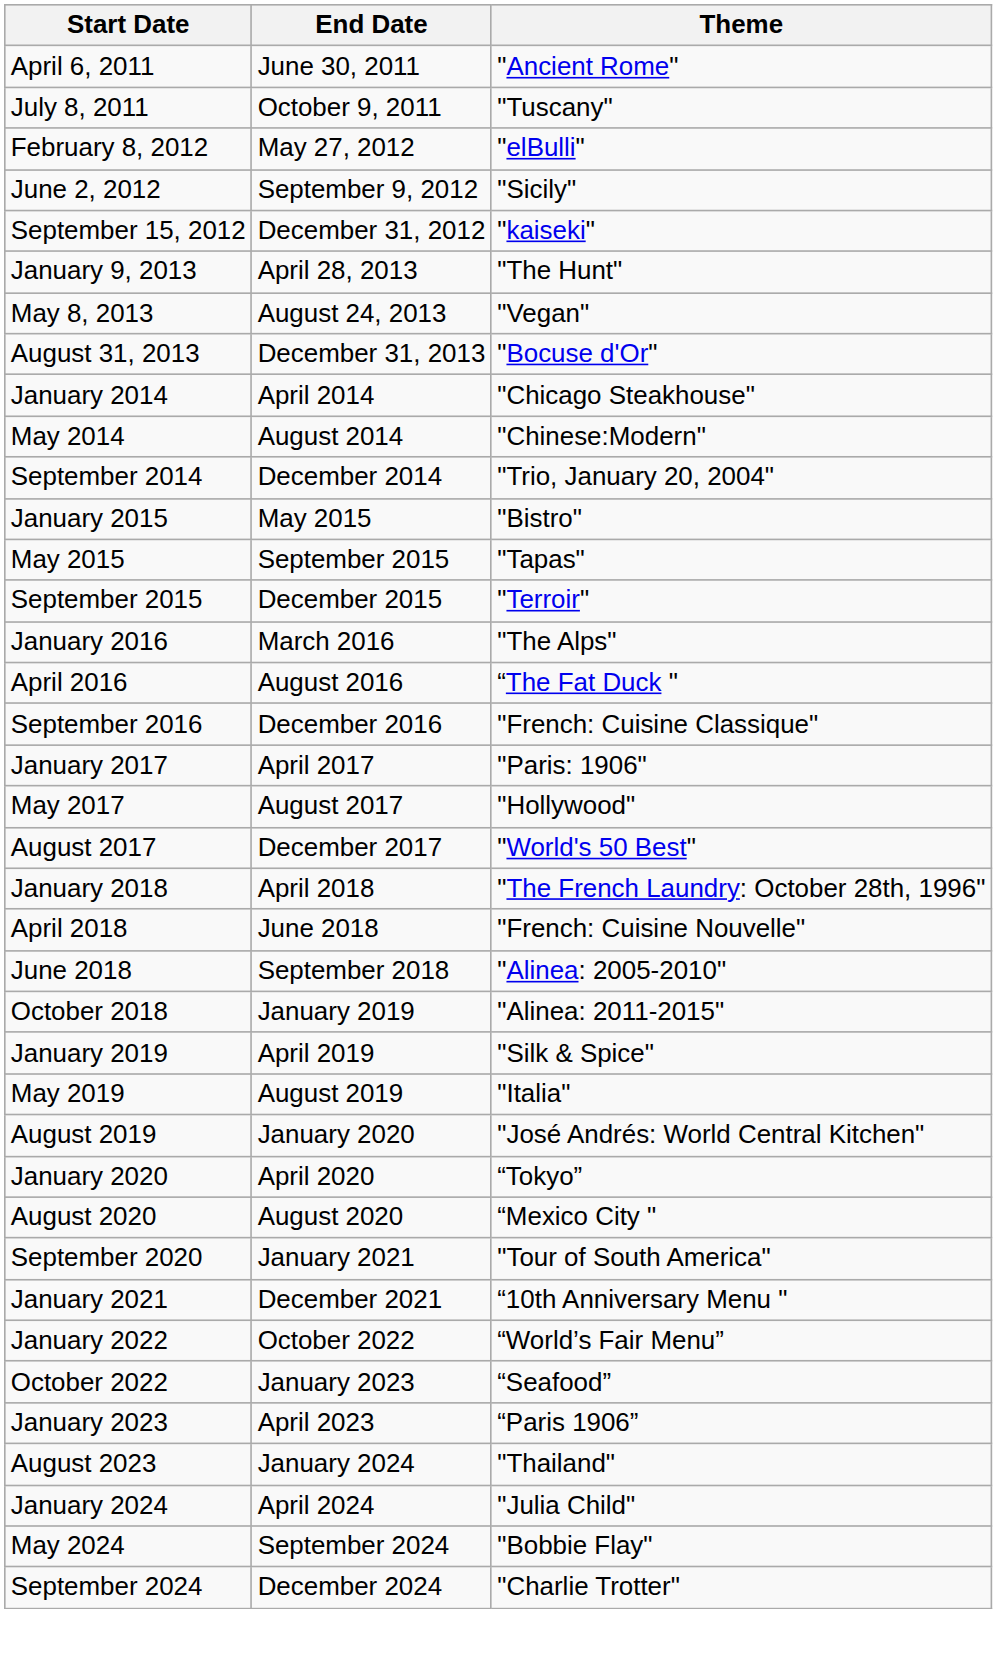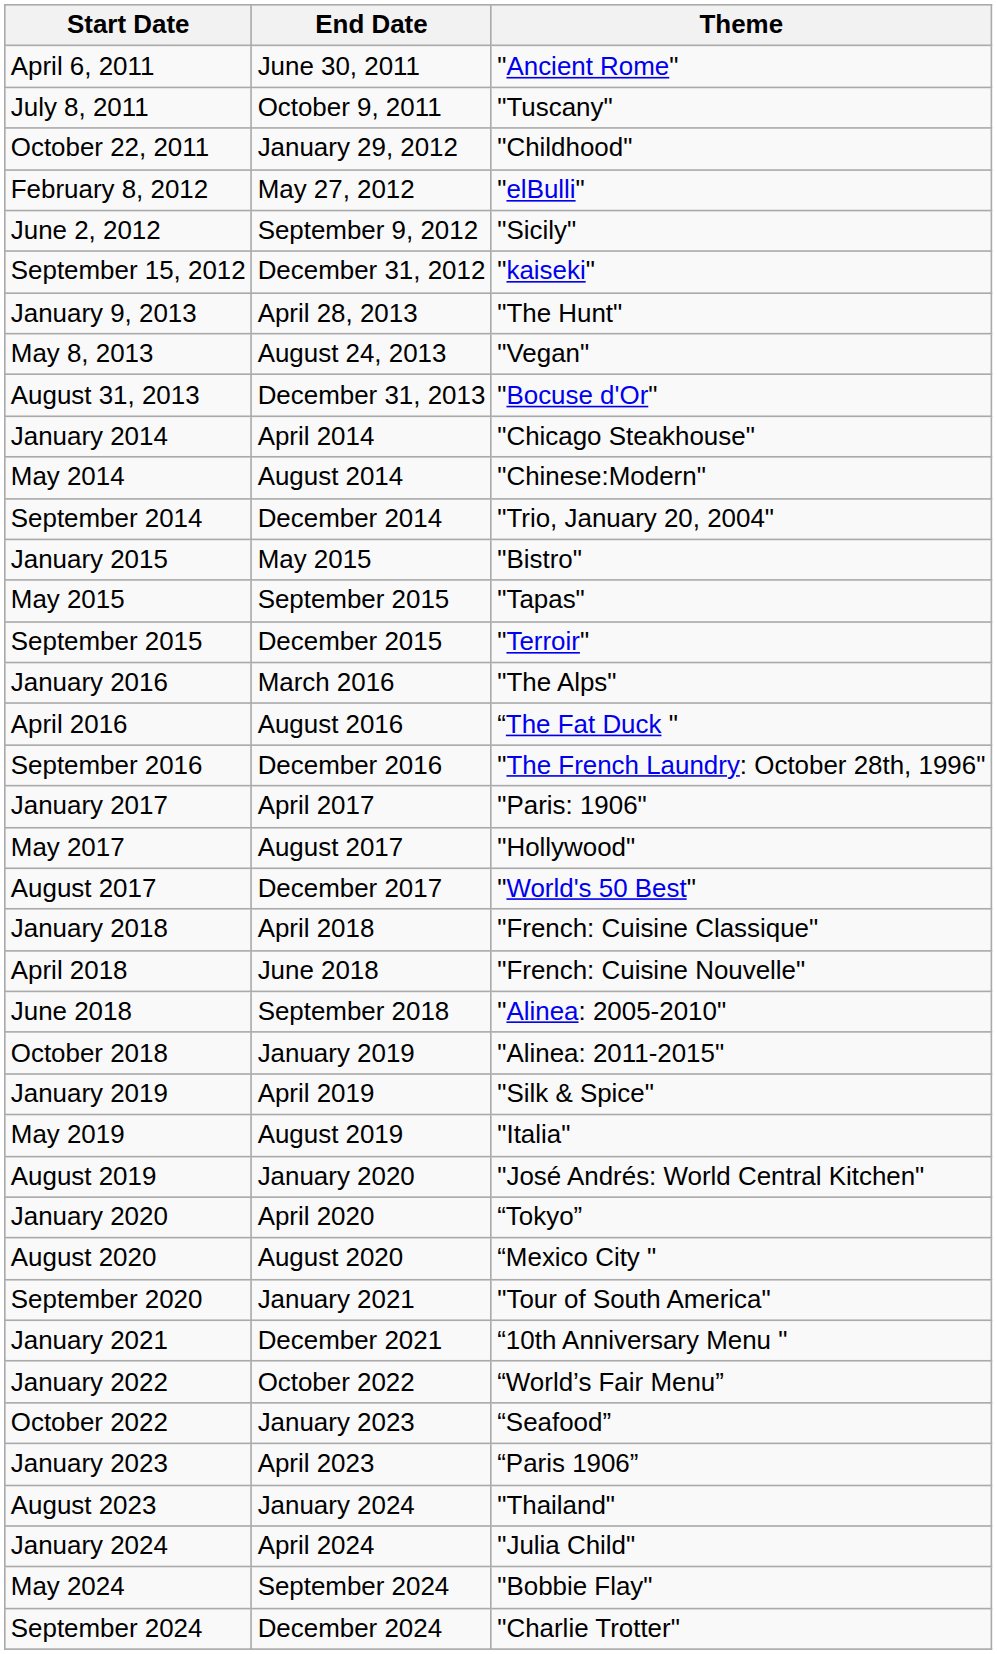+ row: (110, 148)
(658, 723) "French: Cuisine Classique" -> (741, 764) "The French Laundry: October 28th, 1996"
(741, 888) "The French Laundry: October 28th, 1996" -> (658, 929) "French: Cuisine Classique"
